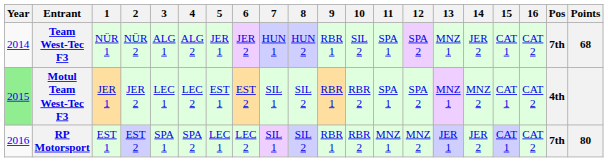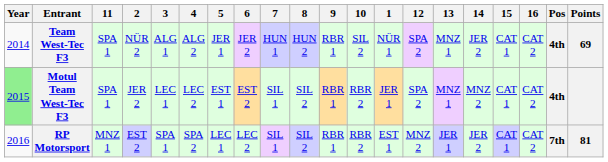columns swapped: (107, 13) <-> (388, 13)
(557, 44) 7th -> (557, 44) 4th
(586, 44) 68 -> (586, 44) 69
(586, 140) 80 -> (586, 140) 81
